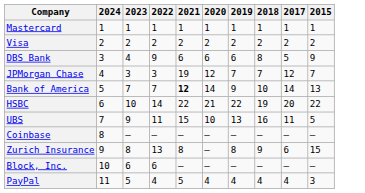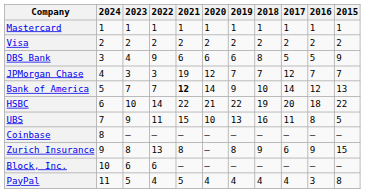+ column: (321, 12)
(313, 180) 3 -> (339, 180) 8
